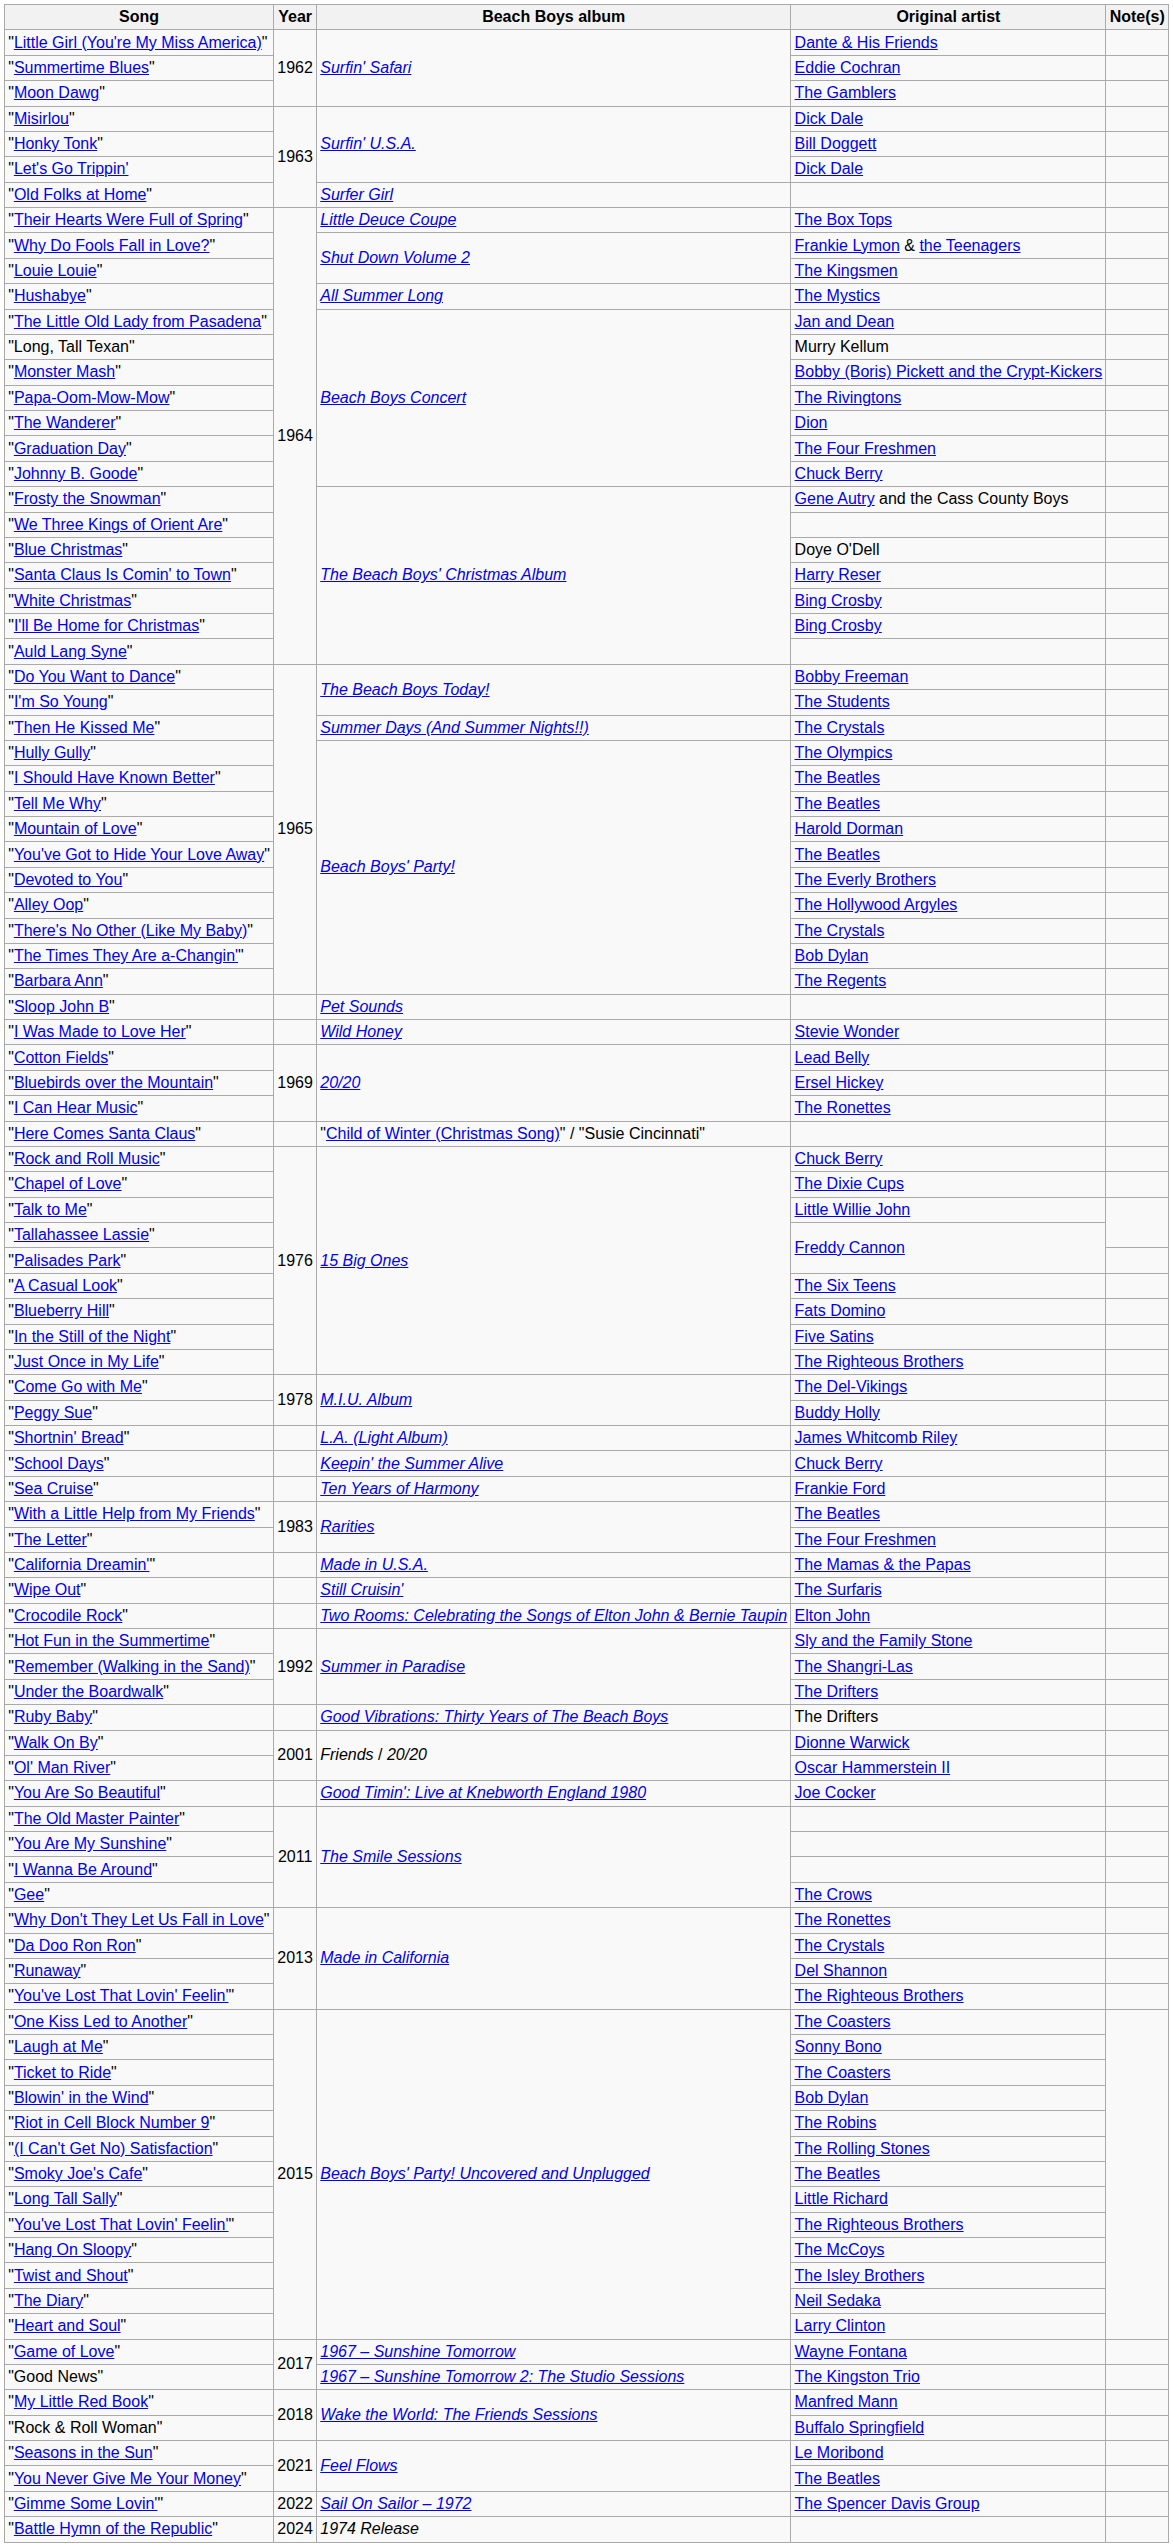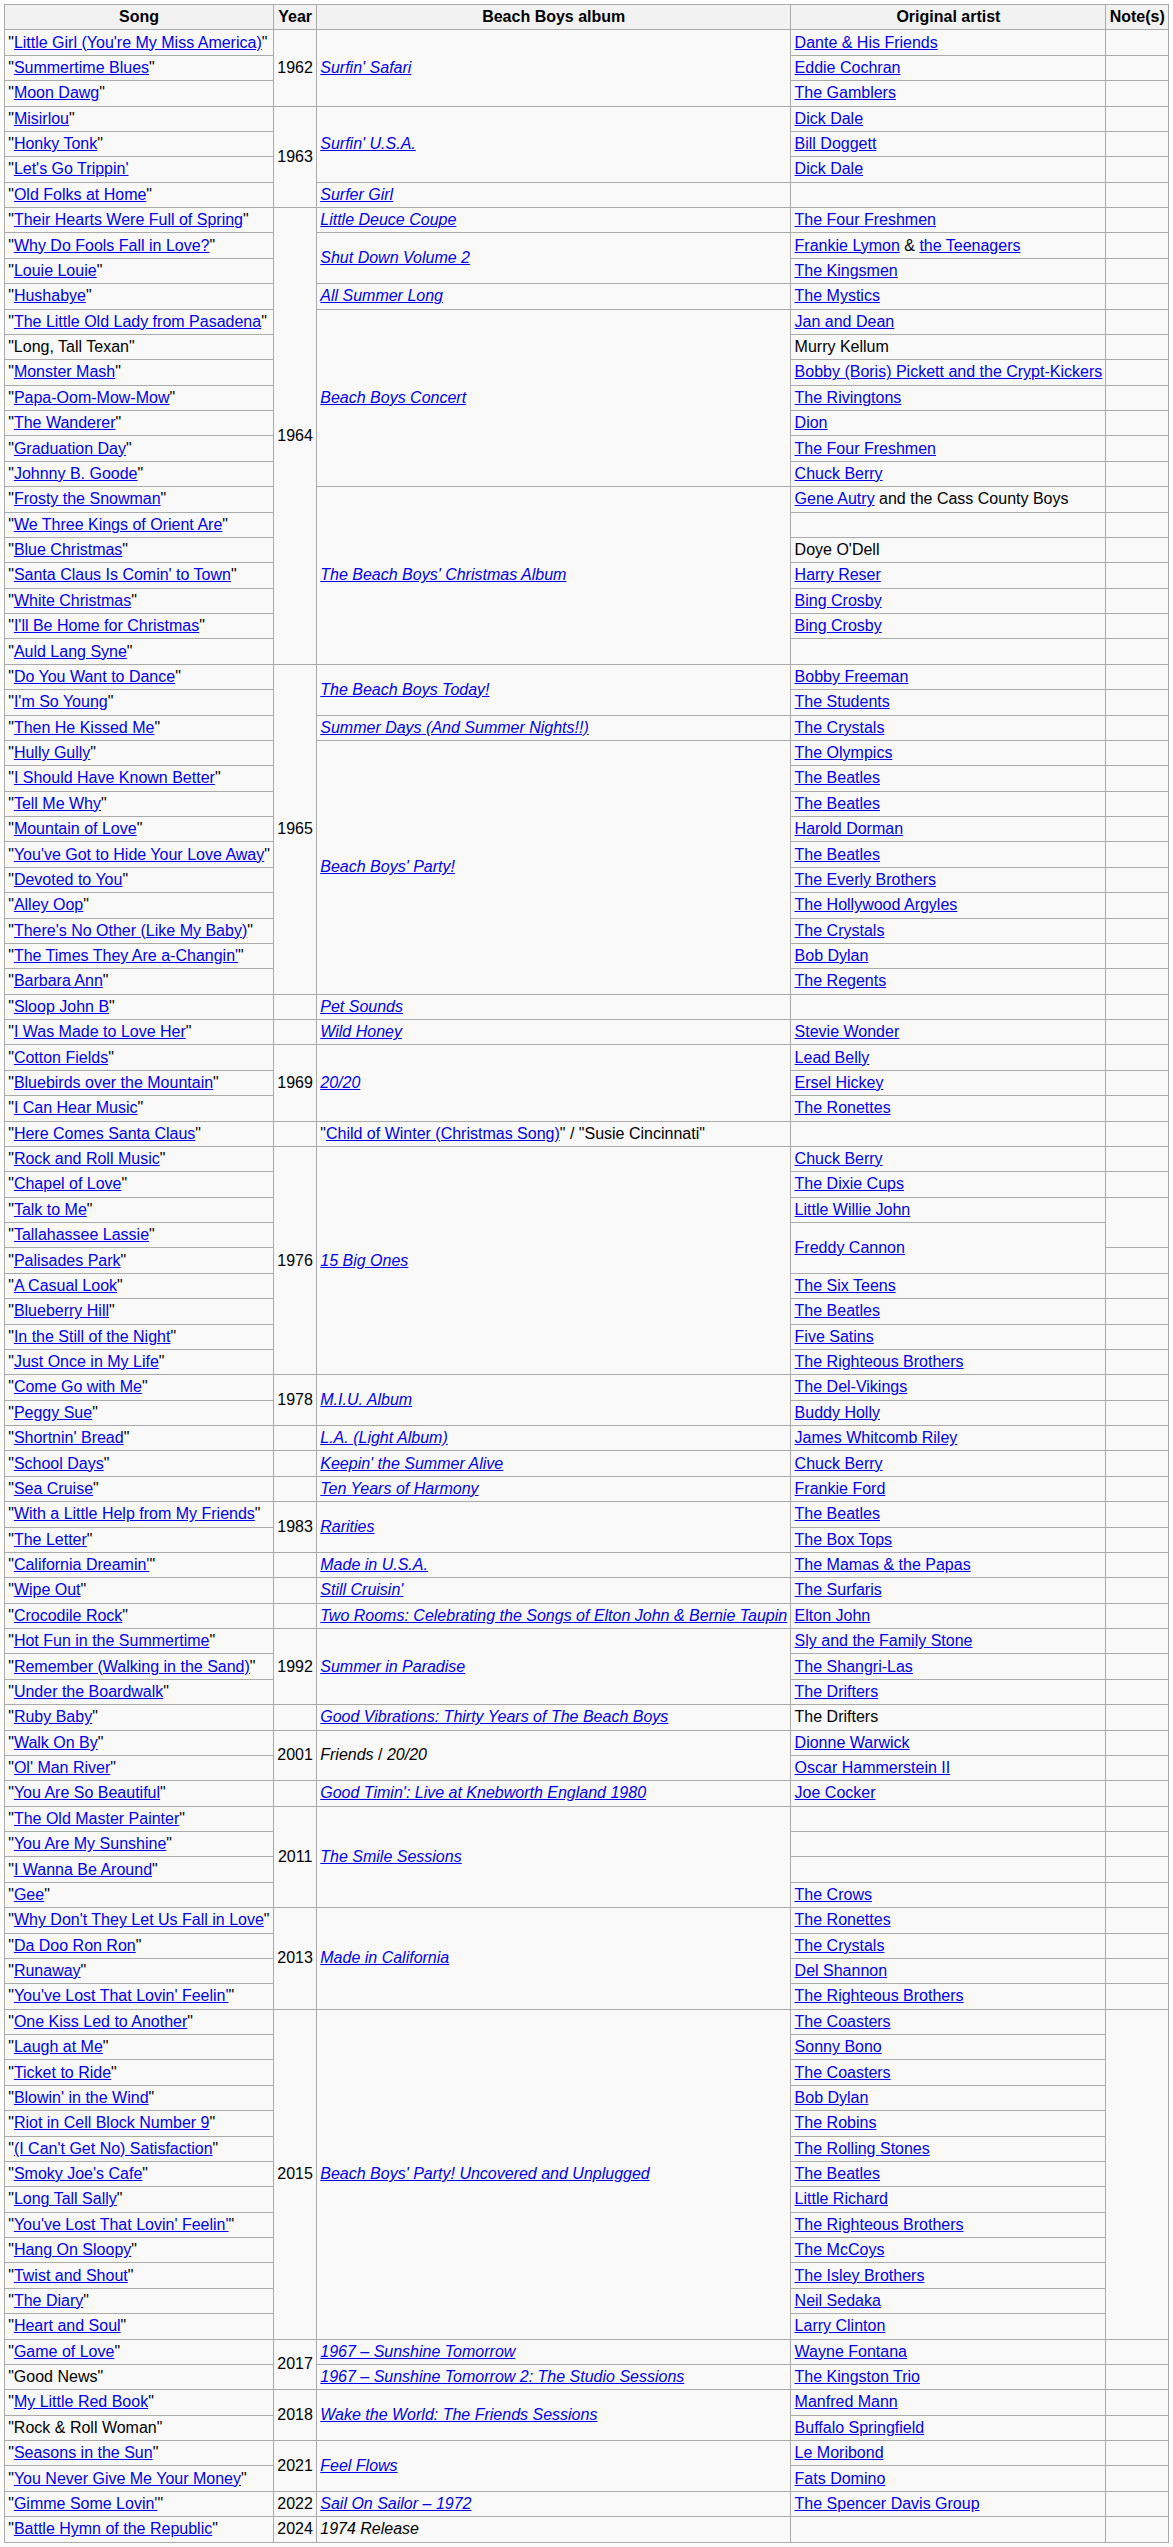(843, 220) The Box Tops -> (865, 220) The Four Freshmen
(840, 1311) Fats Domino -> (837, 1311) The Beatles
(865, 1539) The Four Freshmen -> (843, 1539) The Box Tops
(837, 2478) The Beatles -> (840, 2478) Fats Domino
